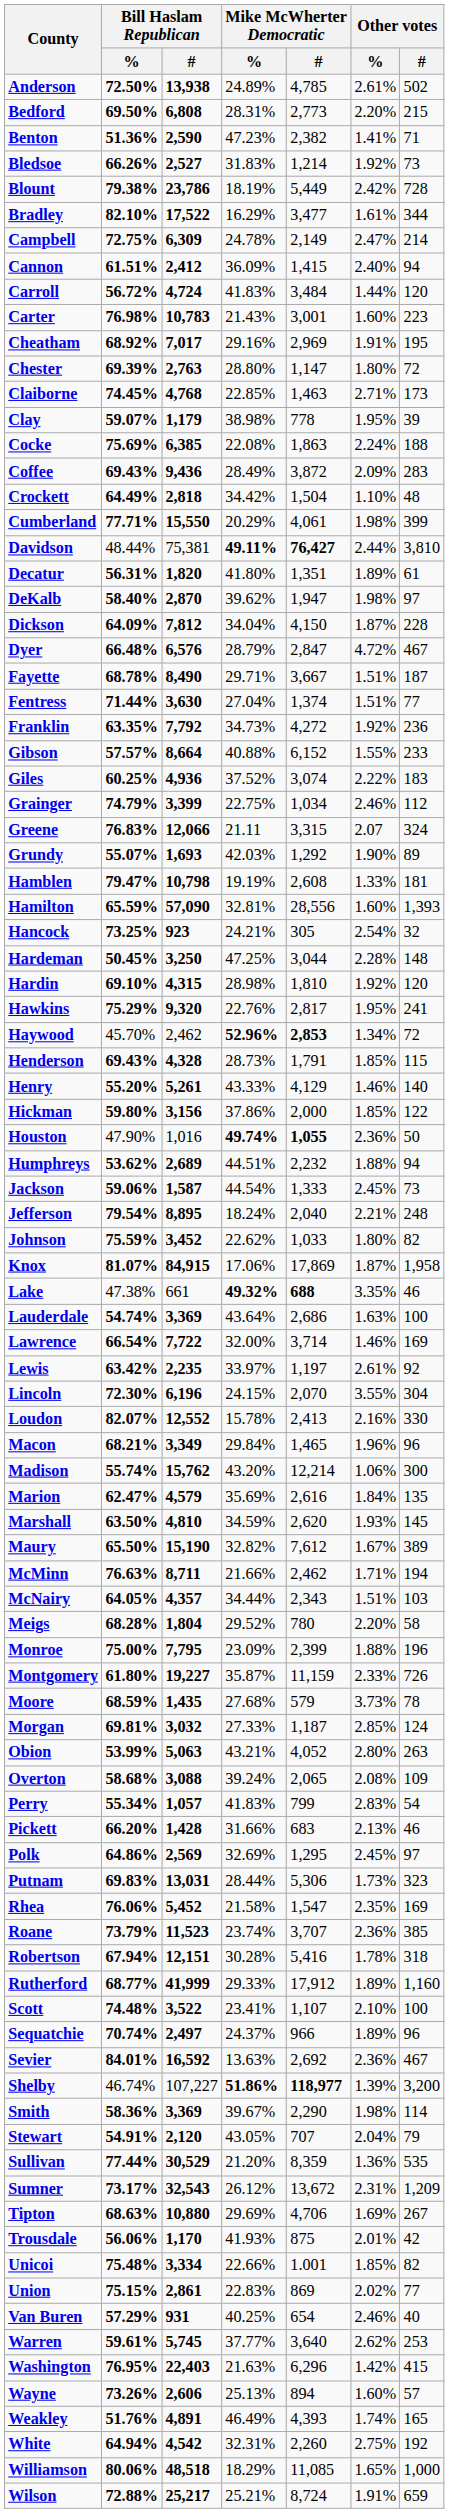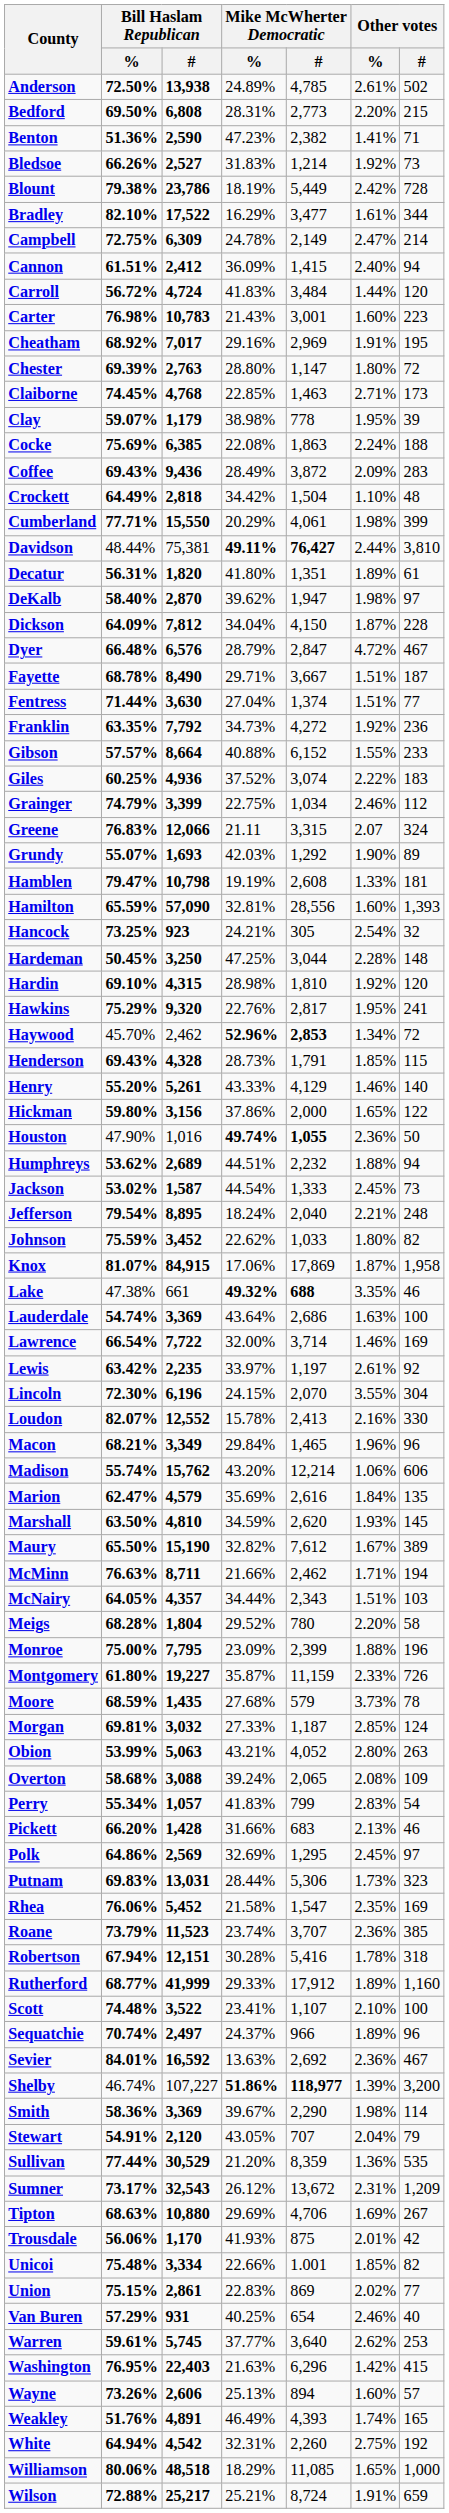(375, 1111) 1.85% -> (375, 1111) 1.65%
(132, 1188) 59.06% -> (132, 1188) 53.02%
(416, 1470) 300 -> (416, 1470) 606
